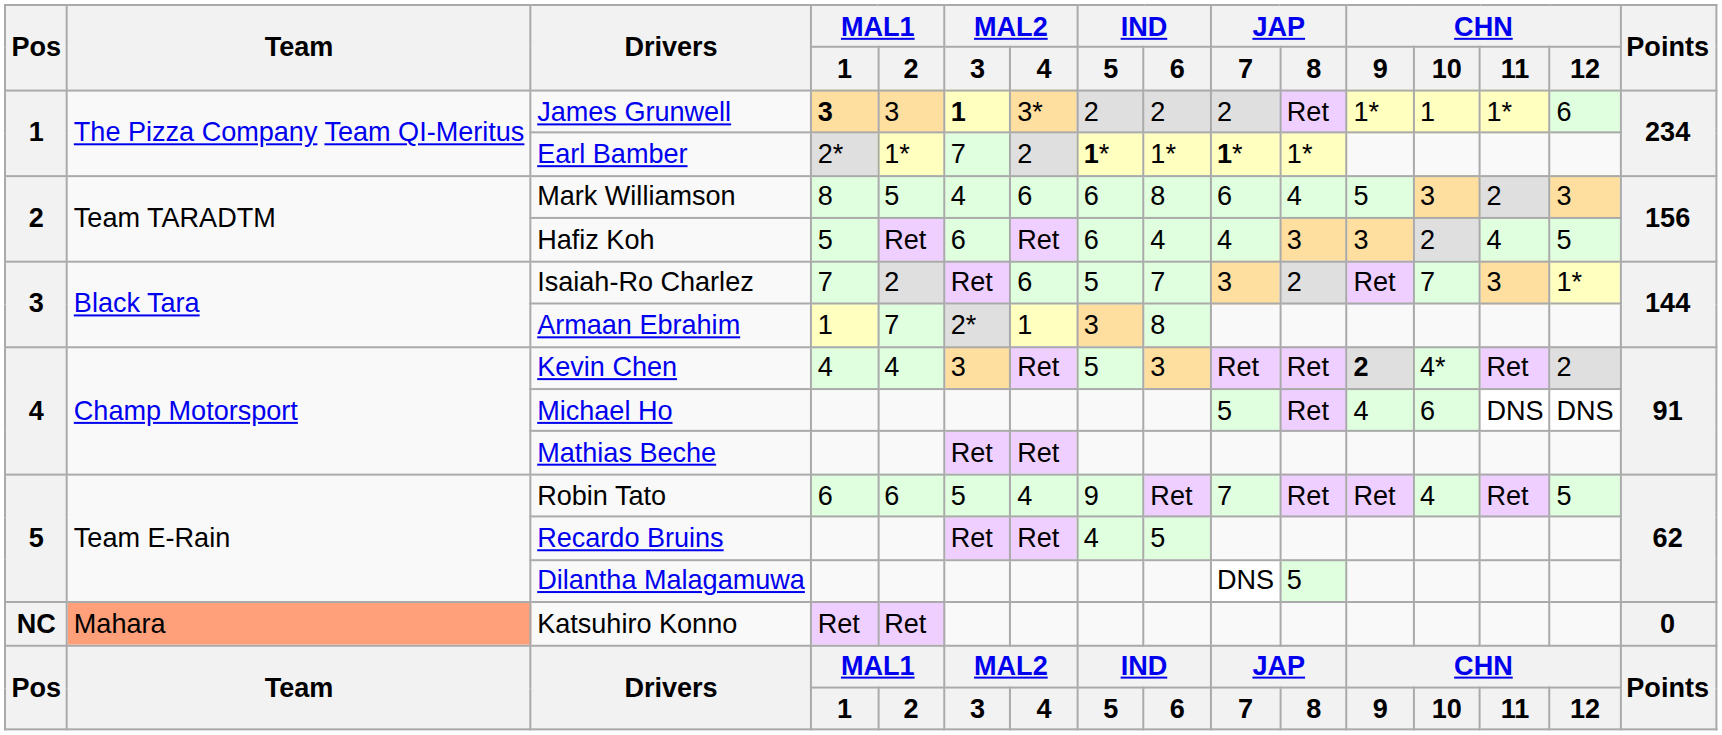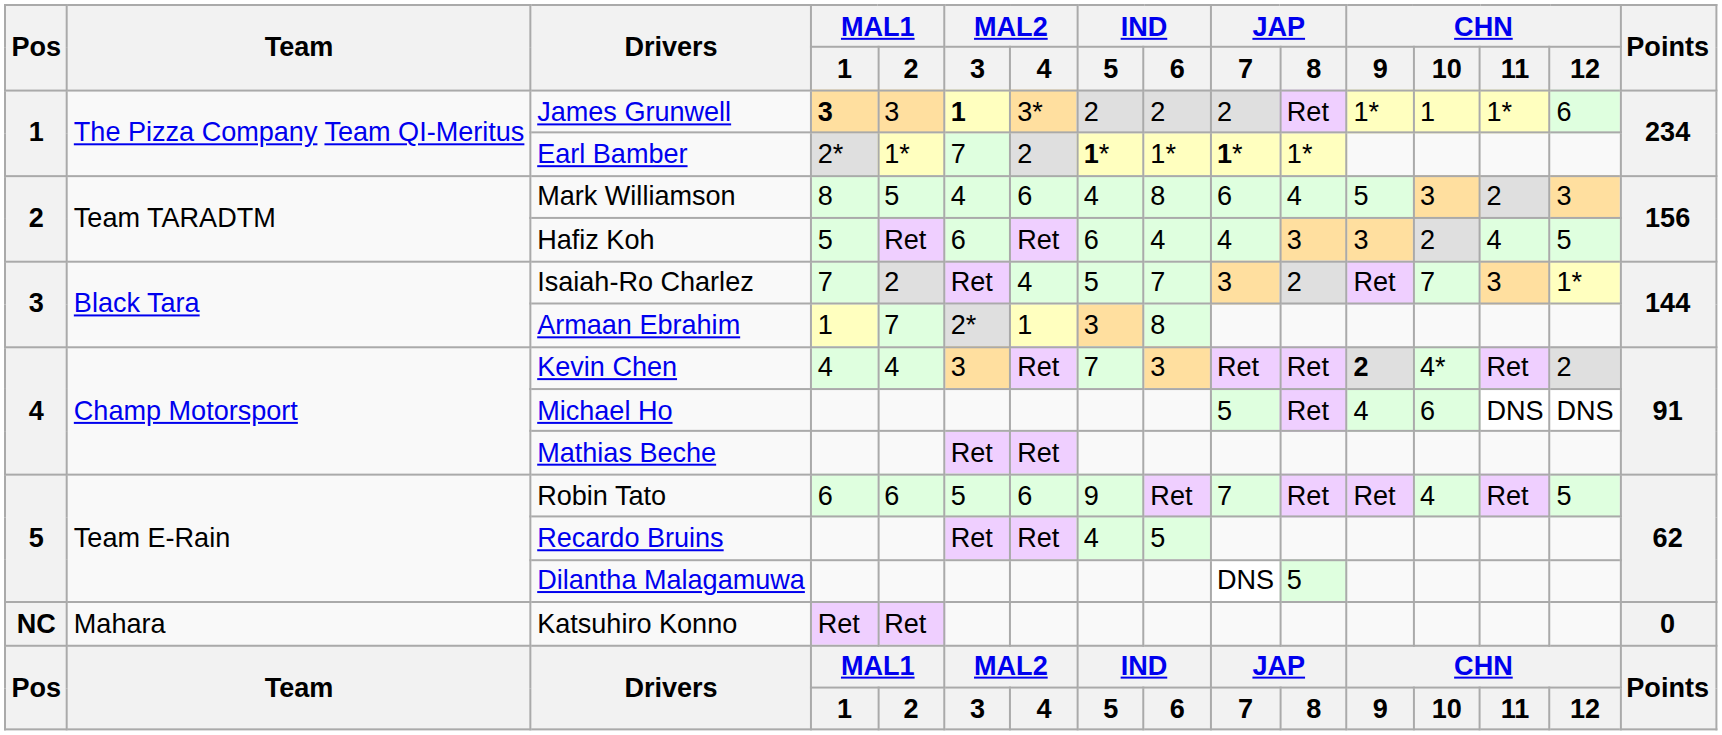(1091, 197) 6 -> (1091, 197) 4
(1025, 282) 6 -> (1025, 282) 4
(1091, 367) 5 -> (1091, 367) 7
(1025, 495) 4 -> (1025, 495) 6
(120, 623) lightsalmon background -> (120, 623) no background
